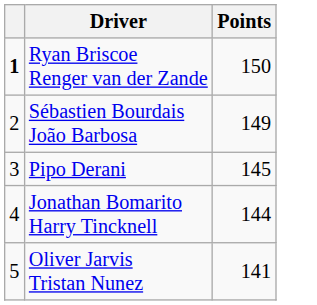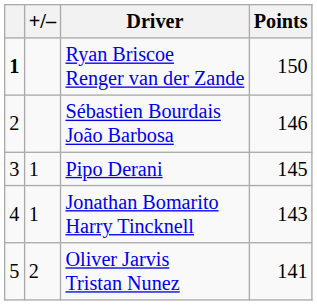+ column: (42, 21)
(256, 123) 149 -> (293, 123) 146
(256, 214) 144 -> (293, 214) 143
